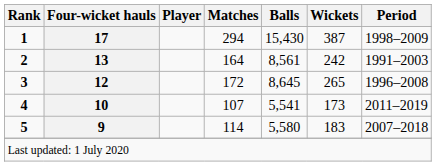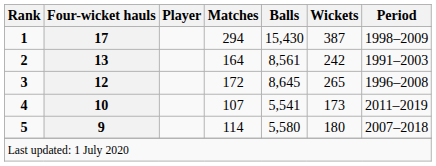(334, 127) 183 -> (334, 127) 180
